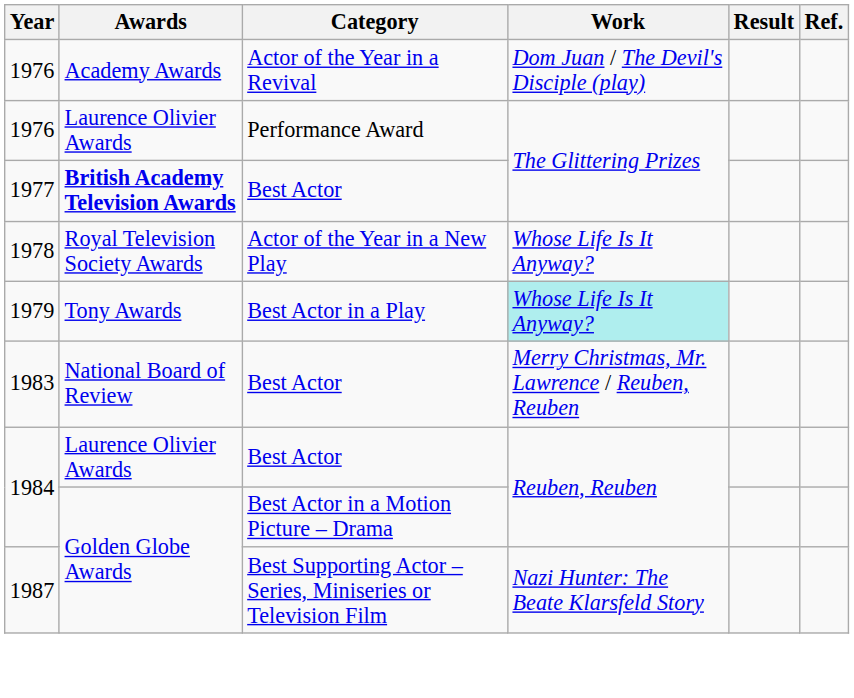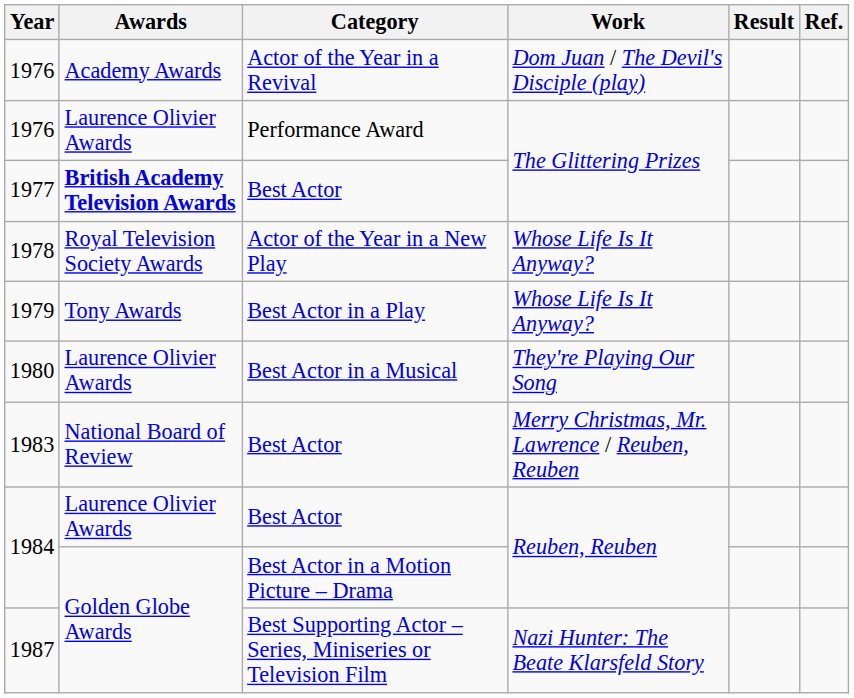(583, 311) paleturquoise background -> (583, 311) no background
+ row: (32, 371)
